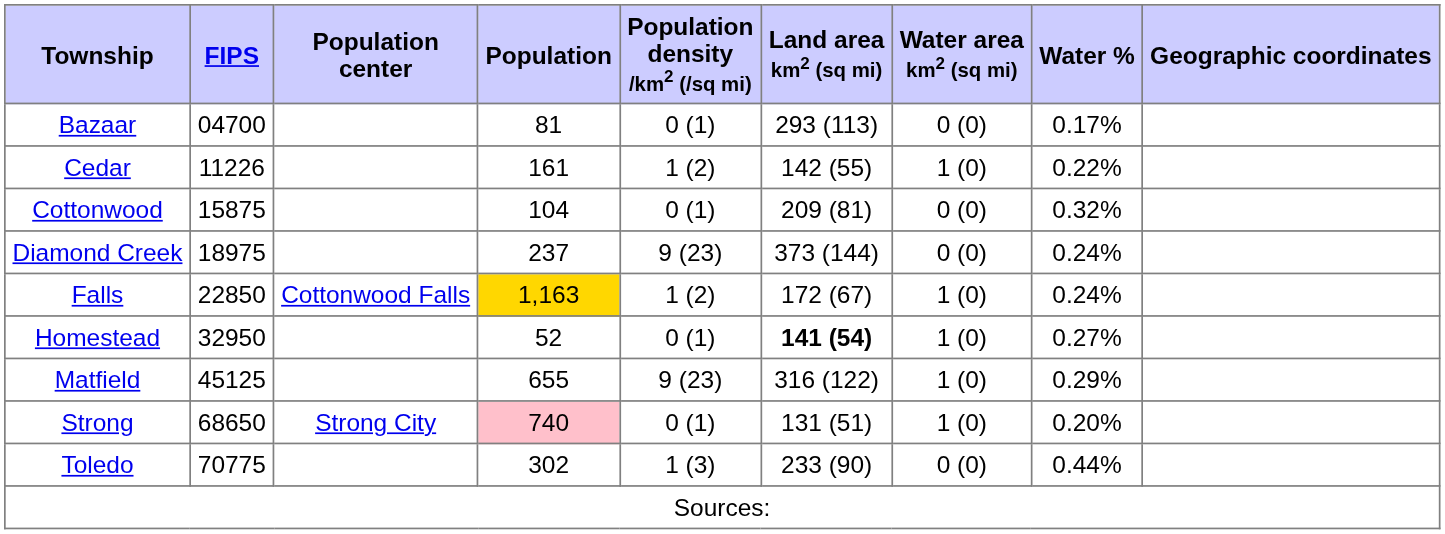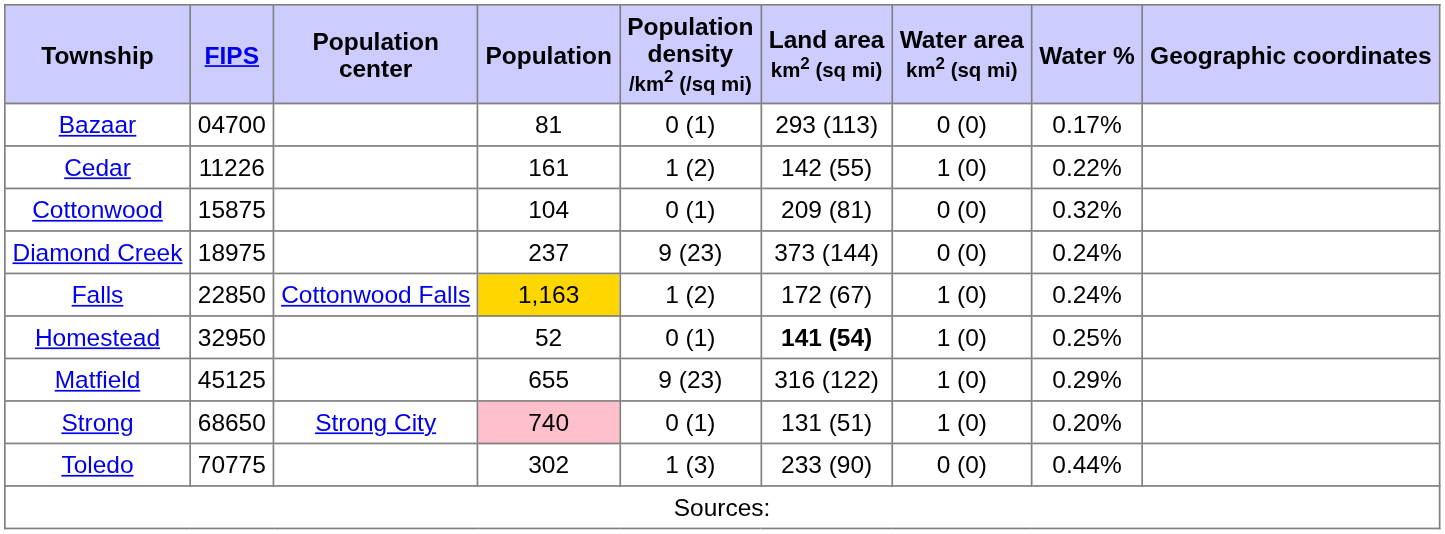(1087, 337) 0.27% -> (1087, 337) 0.25%
